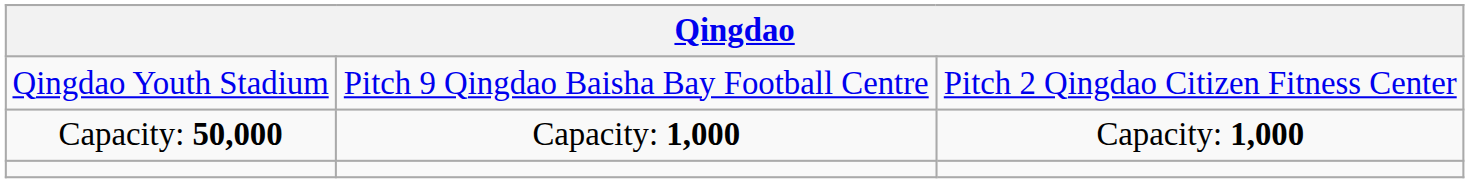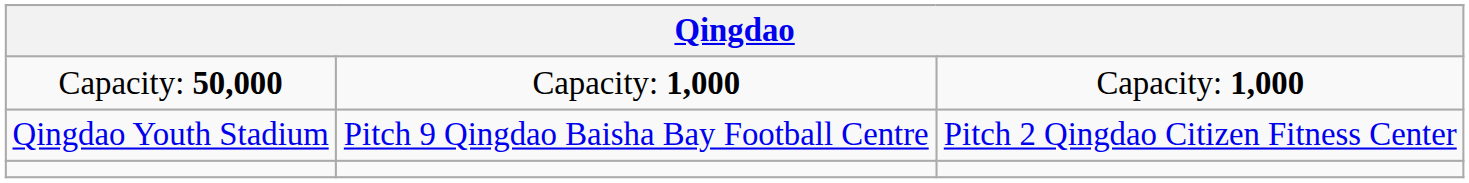rows swapped: (171, 82) <-> (171, 134)
